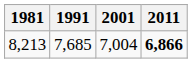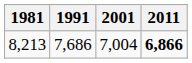(73, 44) 7,685 -> (73, 44) 7,686
